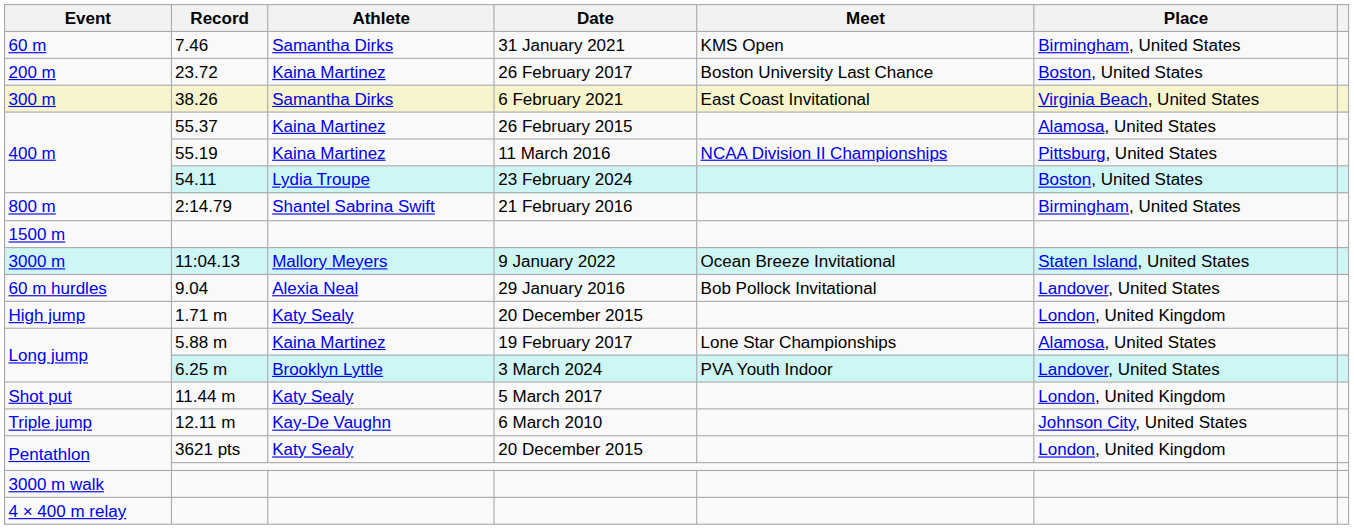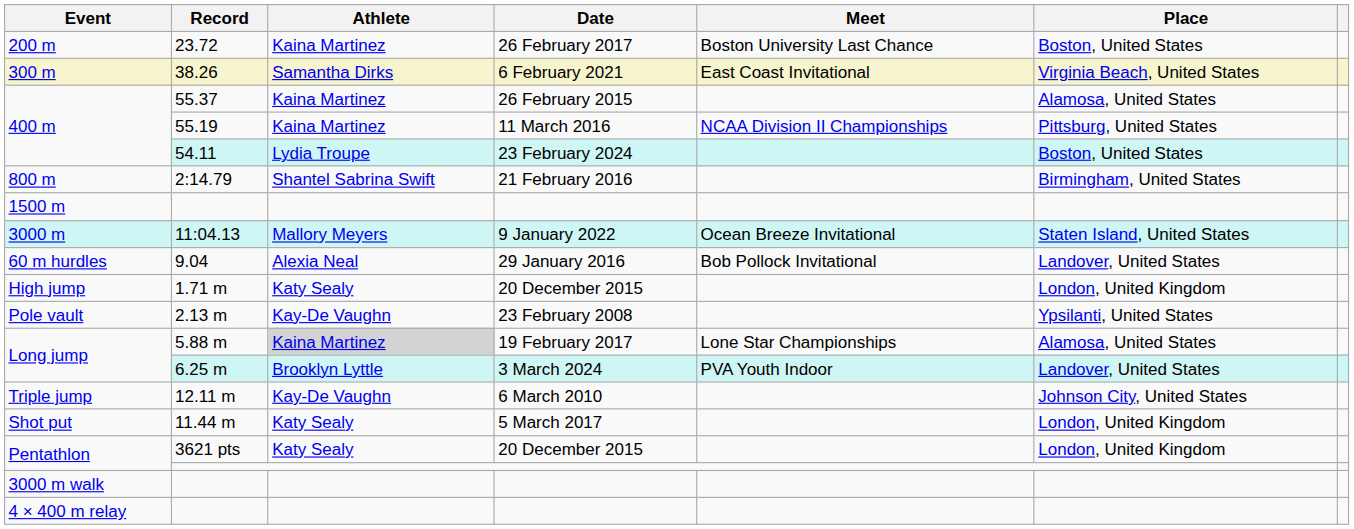- row: (27, 45)
+ row: (46, 315)
(329, 342) no background -> (329, 342) lightgrey background
rows swapped: (50, 422) <-> (40, 396)
